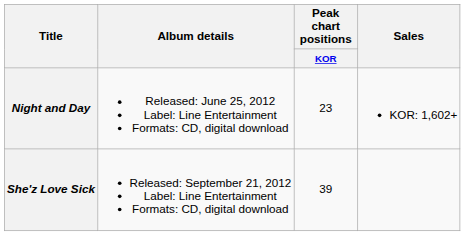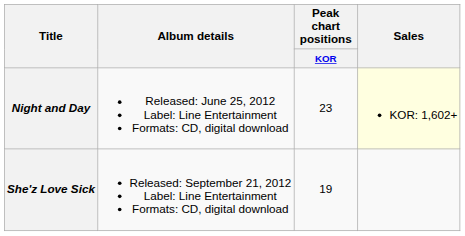(409, 115) no background -> (409, 115) lightyellow background
(326, 189) 39 -> (326, 189) 19
